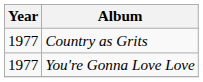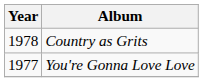(23, 40) 1977 -> (23, 40) 1978
